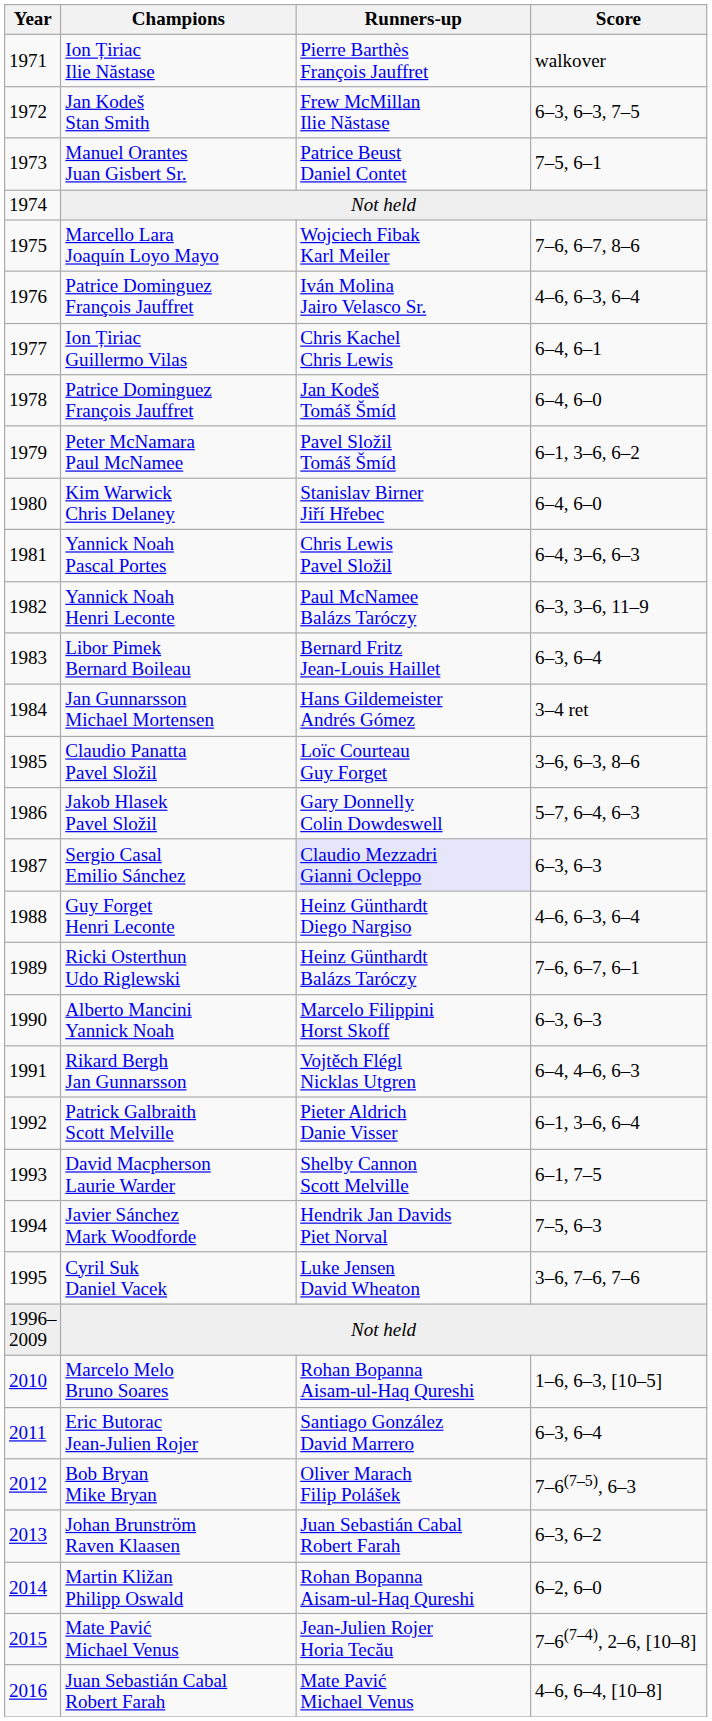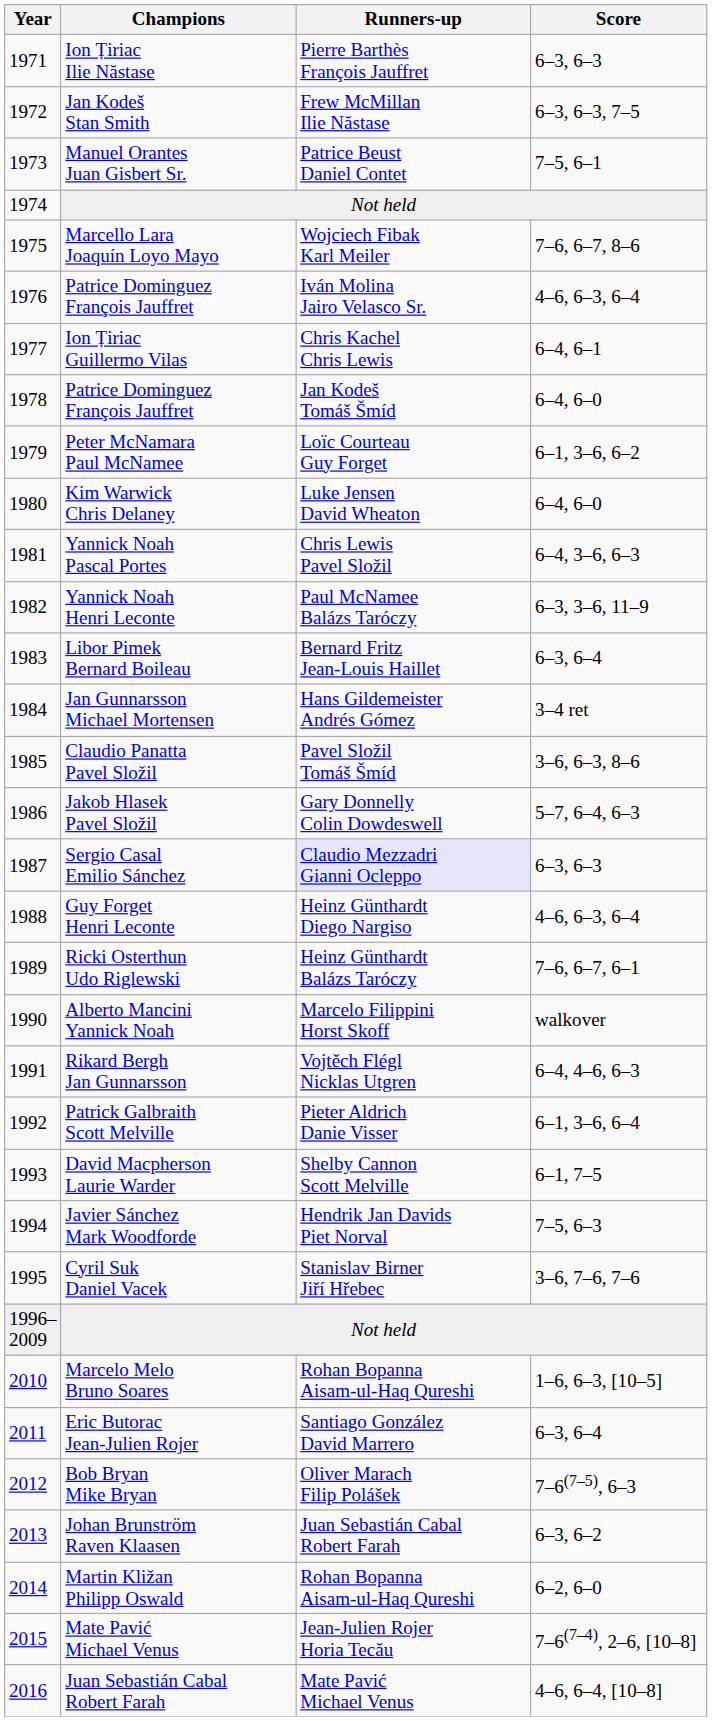(571, 60) walkover -> (568, 60) 6–3, 6–3
(348, 452) Pavel Složil Tomáš Šmíd -> (355, 452) Loïc Courteau Guy Forget
(362, 503) Stanislav Birner Jiří Hřebec -> (360, 503) Luke Jensen David Wheaton
(355, 761) Loïc Courteau Guy Forget -> (348, 761) Pavel Složil Tomáš Šmíd
(568, 1019) 6–3, 6–3 -> (571, 1019) walkover
(360, 1277) Luke Jensen David Wheaton -> (362, 1277) Stanislav Birner Jiří Hřebec
